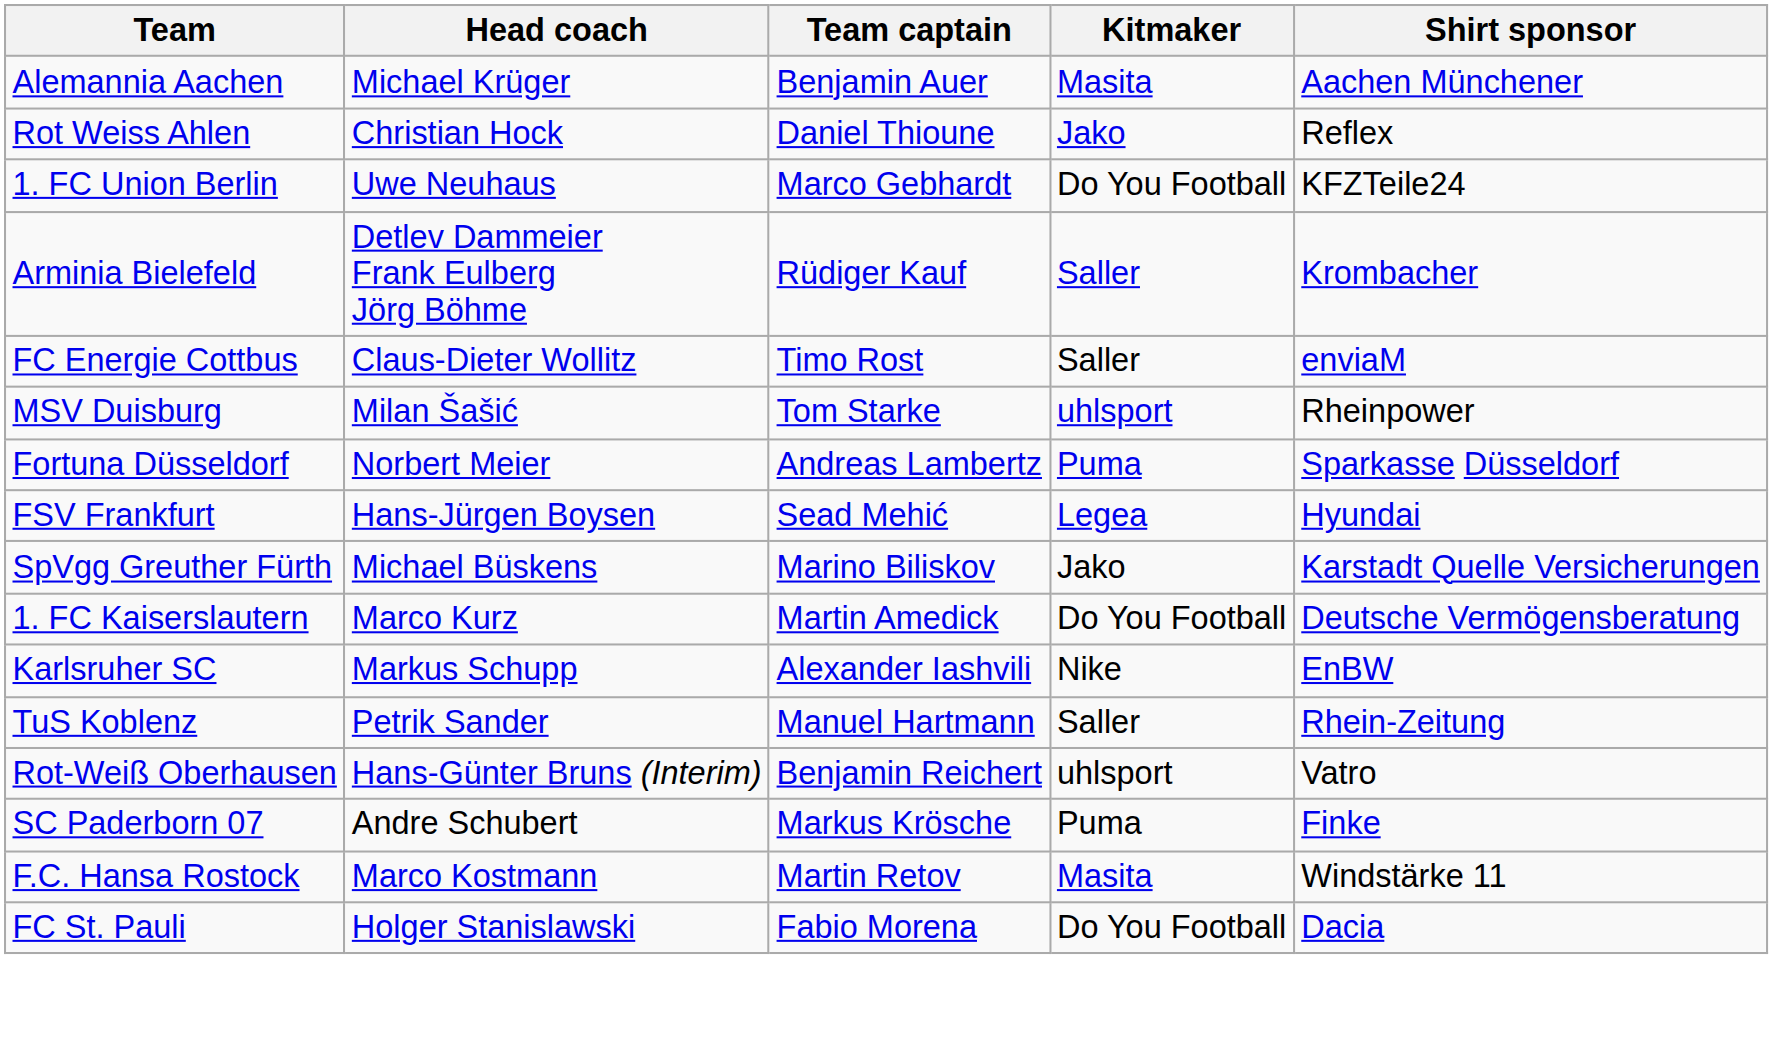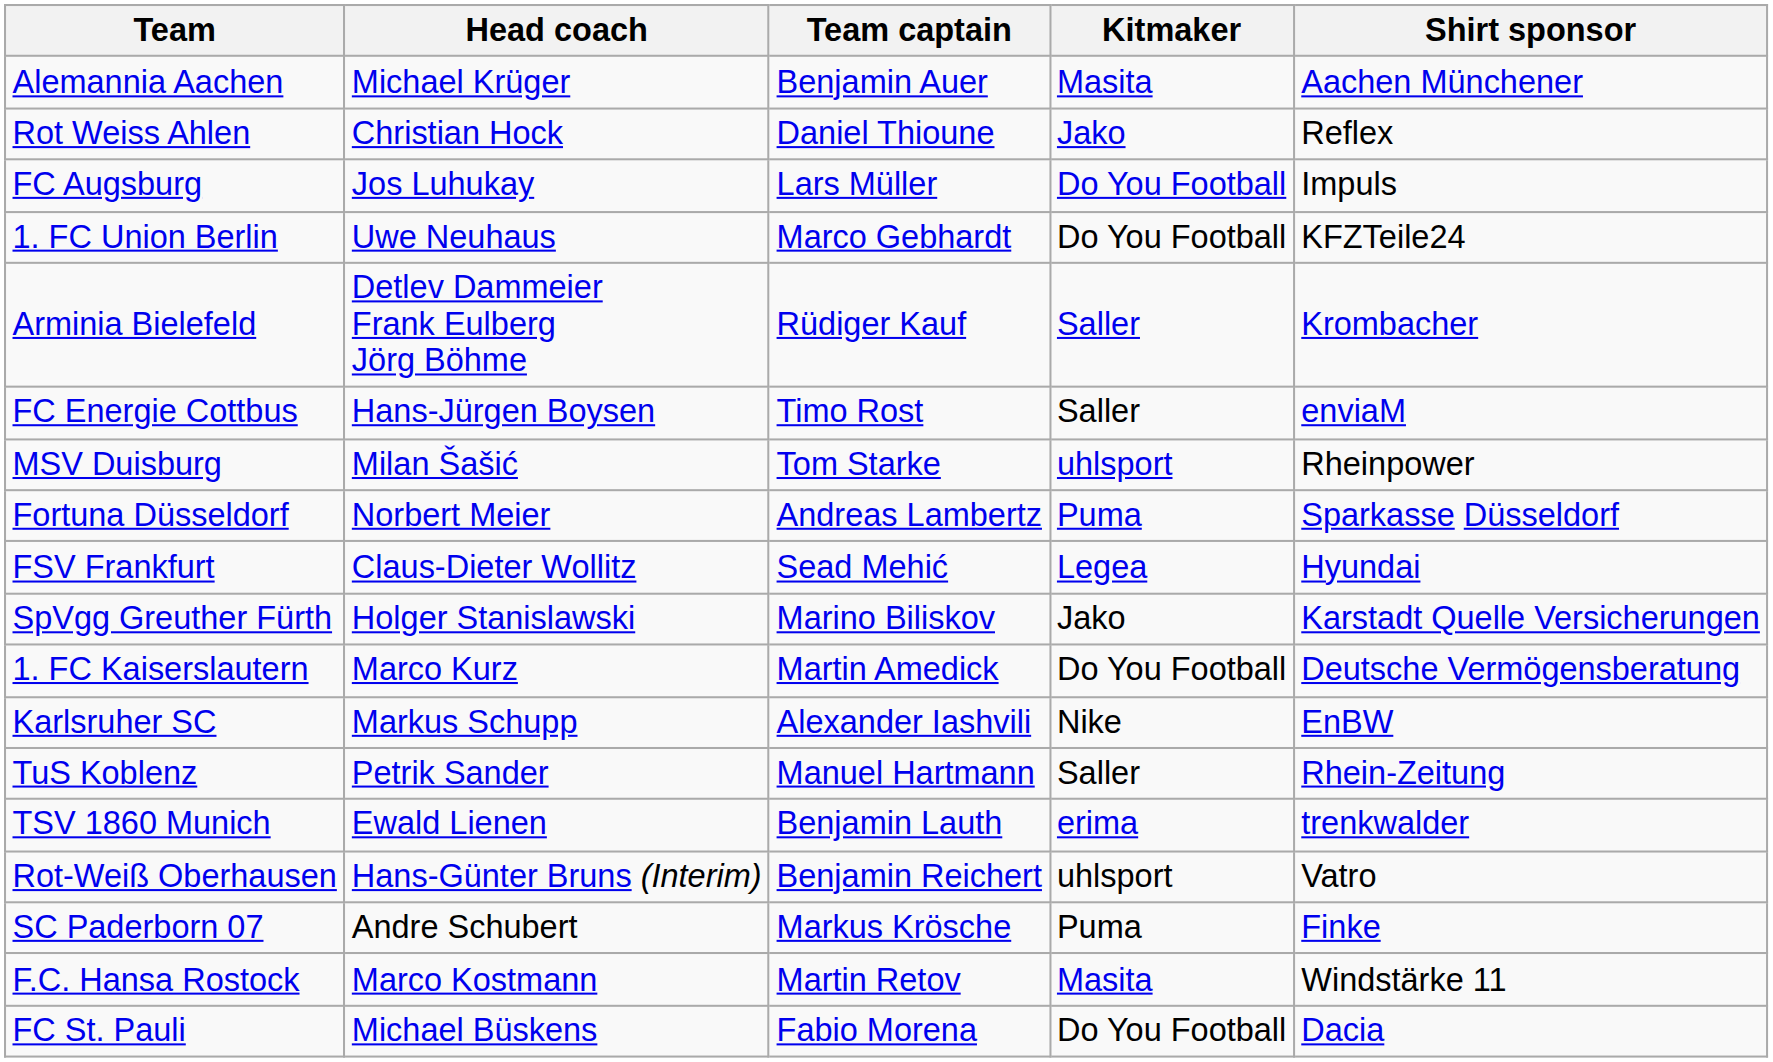+ row: (107, 184)
(494, 360) Claus-Dieter Wollitz -> (503, 412) Hans-Jürgen Boysen
(503, 515) Hans-Jürgen Boysen -> (494, 566) Claus-Dieter Wollitz
(475, 566) Michael Büskens -> (494, 618) Holger Stanislawski
+ row: (142, 824)
(494, 927) Holger Stanislawski -> (475, 1030) Michael Büskens
